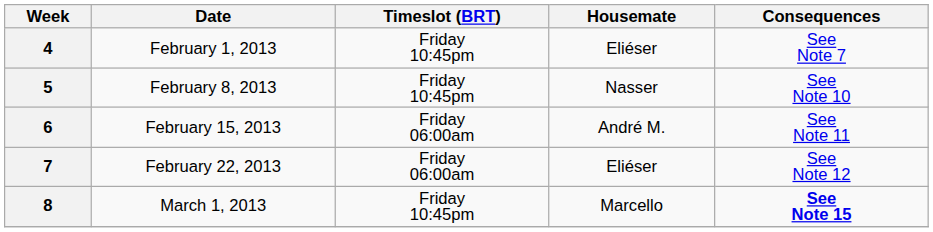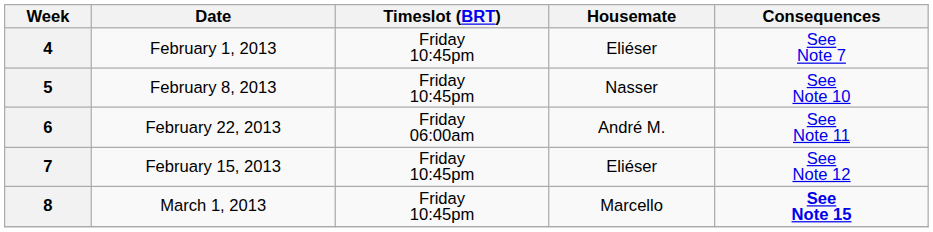(213, 127) February 15, 2013 -> (213, 127) February 22, 2013
(213, 166) February 22, 2013 -> (213, 166) February 15, 2013
(442, 166) Friday 06:00am -> (442, 166) Friday 10:45pm
